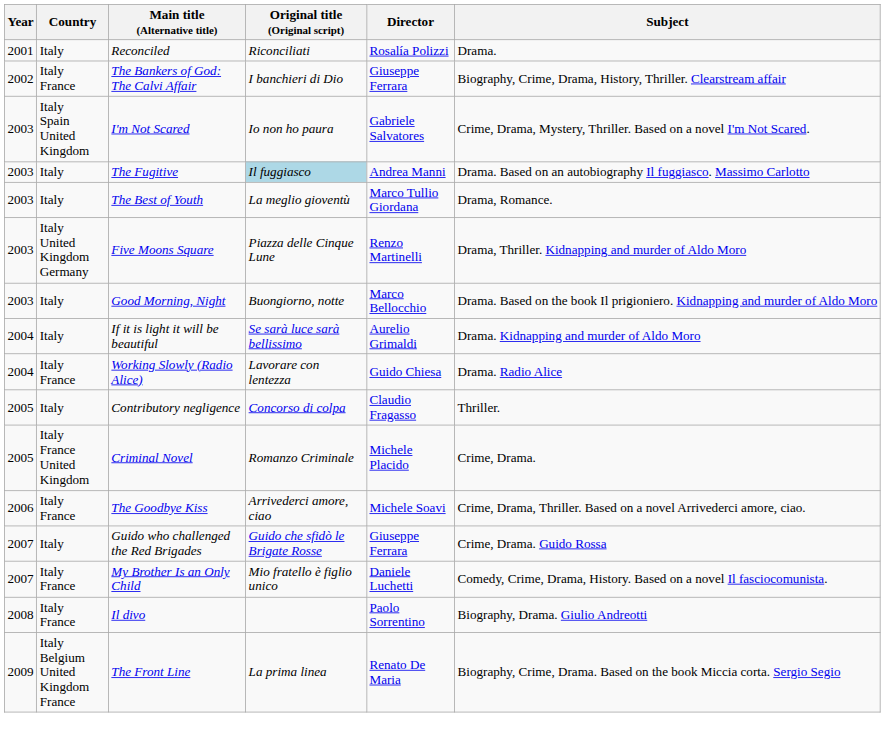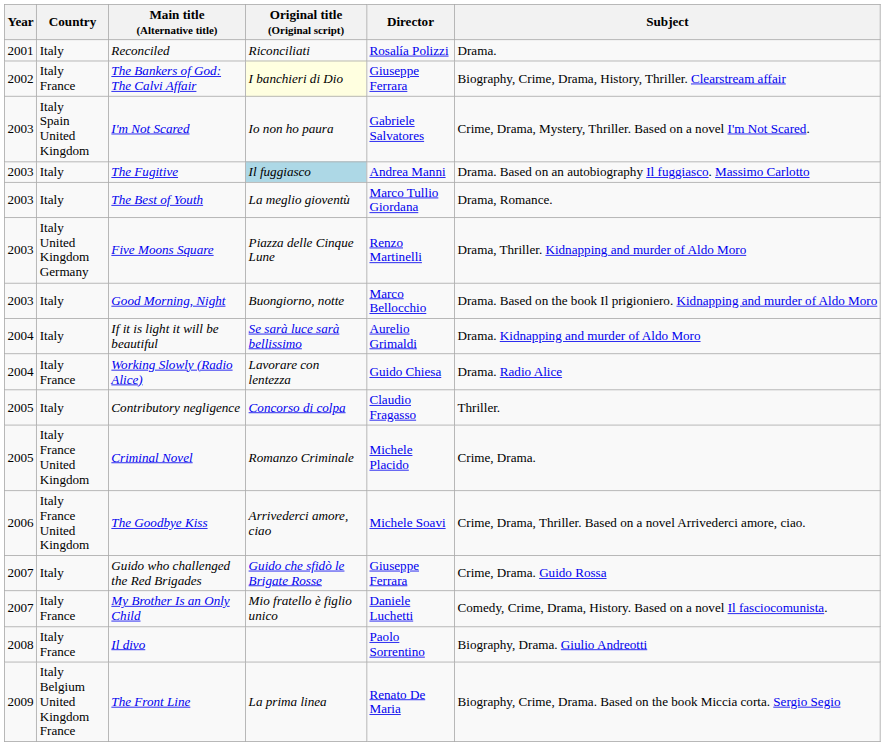(296, 78) no background -> (296, 78) lightyellow background
(58, 508) Italy France -> (65, 522) Italy France United Kingdom
